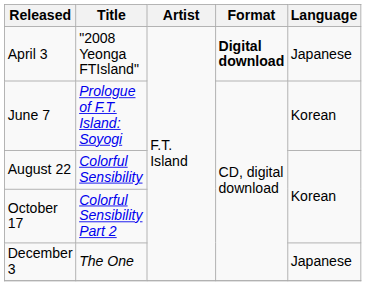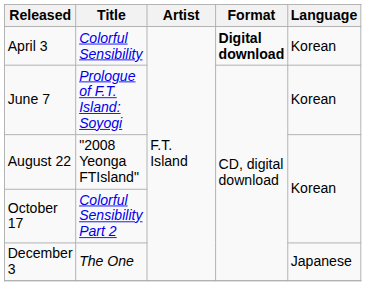(109, 53) "2008 Yeonga FTIsland" -> (111, 45) Colorful Sensibility
(321, 53) Japanese -> (313, 45) Korean
(111, 169) Colorful Sensibility -> (109, 161) "2008 Yeonga FTIsland"
